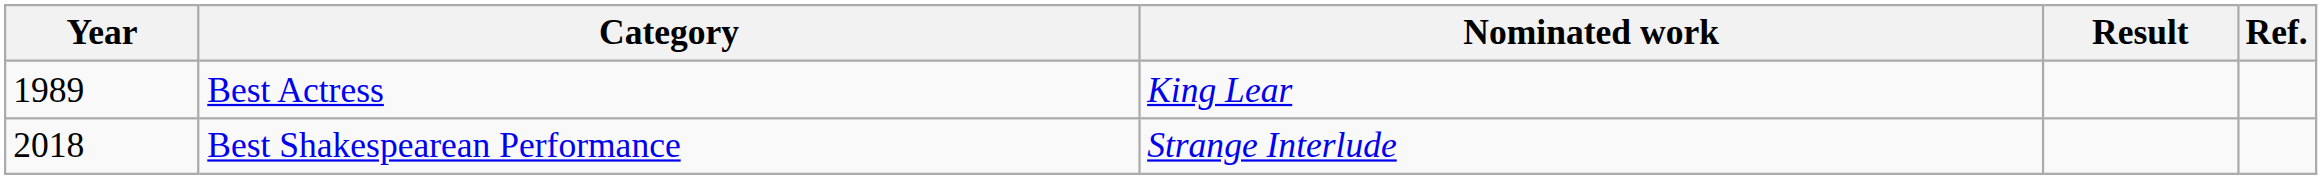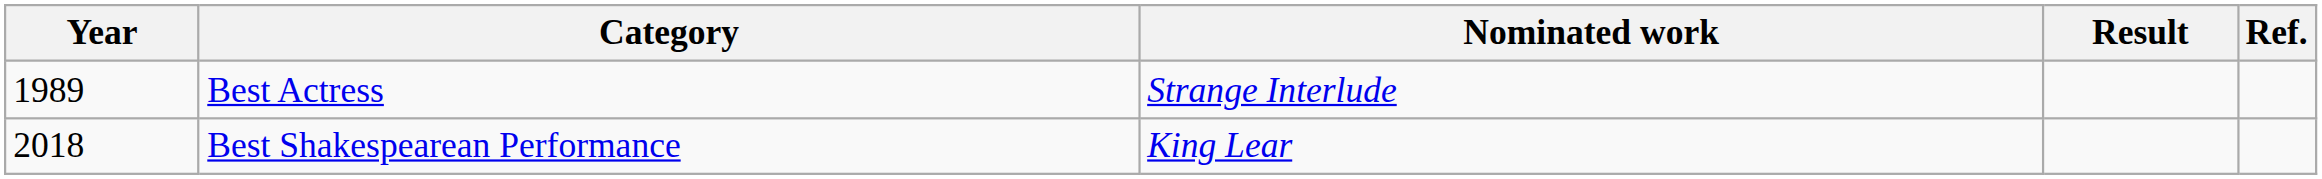(1220, 88) King Lear -> (1272, 88) Strange Interlude
(1272, 145) Strange Interlude -> (1220, 145) King Lear
